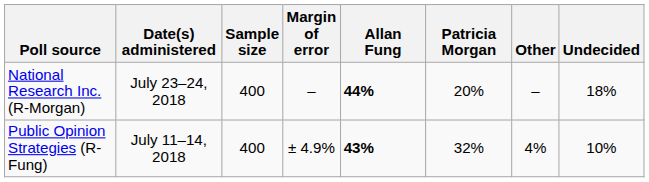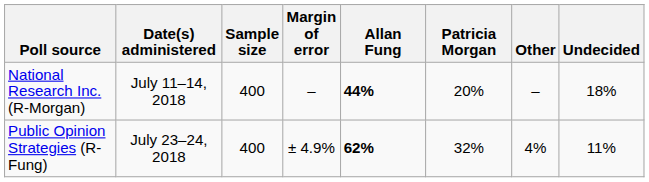(169, 91) July 23–24, 2018 -> (169, 91) July 11–14, 2018
(169, 149) July 11–14, 2018 -> (169, 149) July 23–24, 2018
(359, 149) 43% -> (359, 149) 62%
(601, 149) 10% -> (601, 149) 11%
